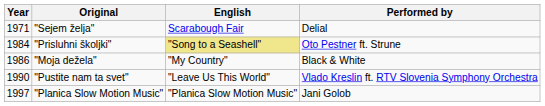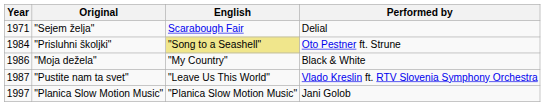(18, 77) 1990 -> (18, 77) 1987
